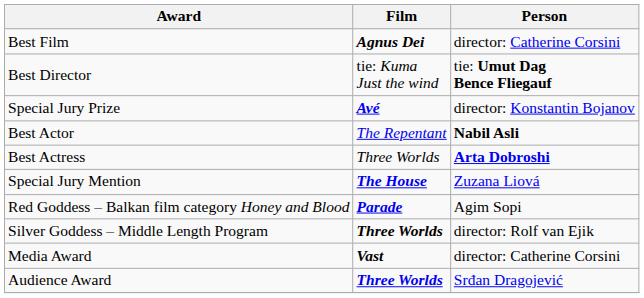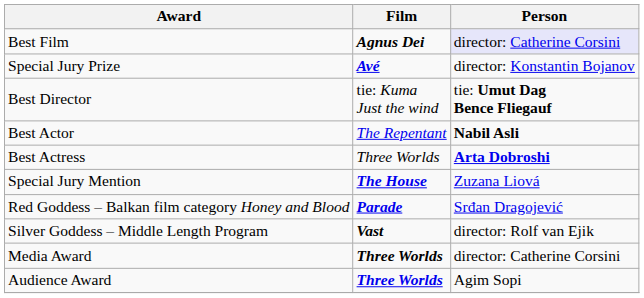(537, 41) no background -> (537, 41) lavender background
rows swapped: (64, 108) <-> (50, 74)
(488, 206) Agim Sopi -> (508, 206) Srđan Dragojević
(400, 231) Three Worlds -> (370, 231) Vast
(370, 255) Vast -> (400, 255) Three Worlds
(508, 280) Srđan Dragojević -> (488, 280) Agim Sopi
